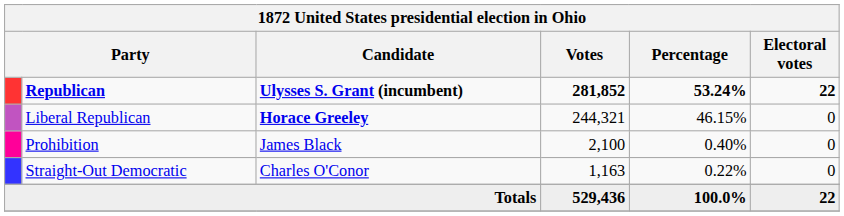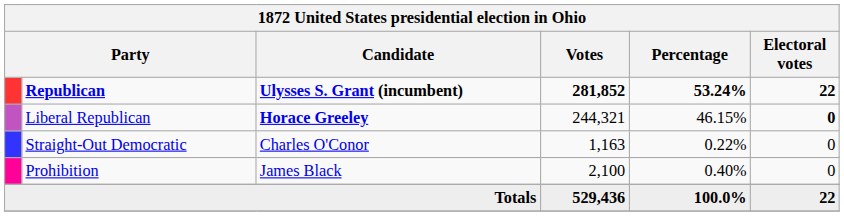(831, 117) normal -> (831, 117) bold
rows swapped: (62, 144) <-> (106, 171)
